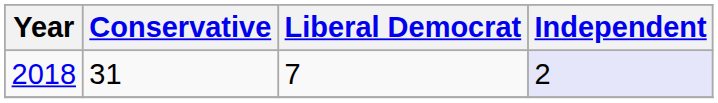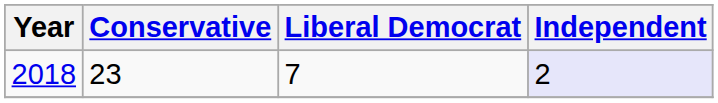(105, 73) 31 -> (105, 73) 23
